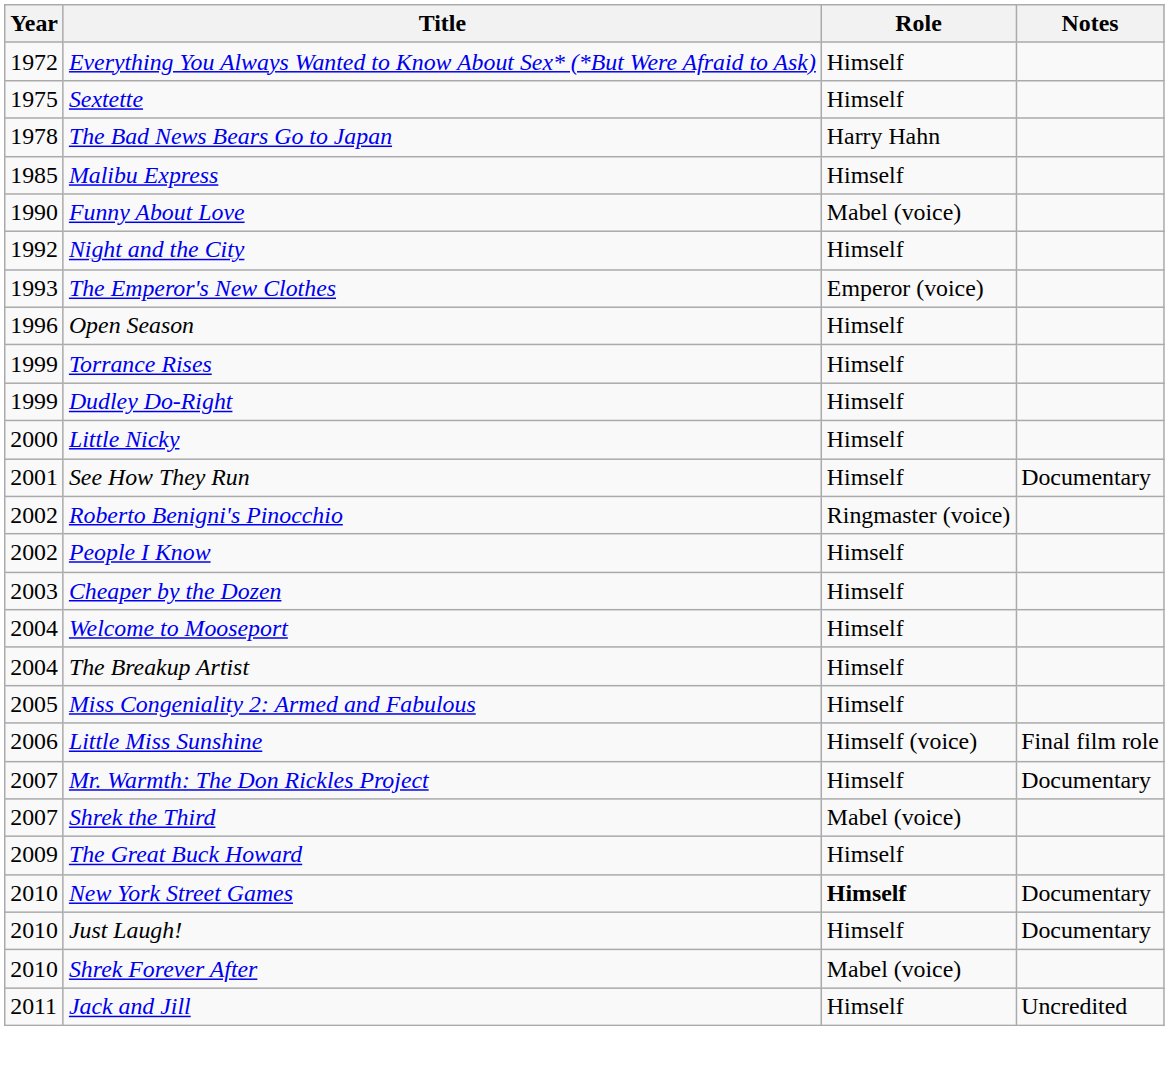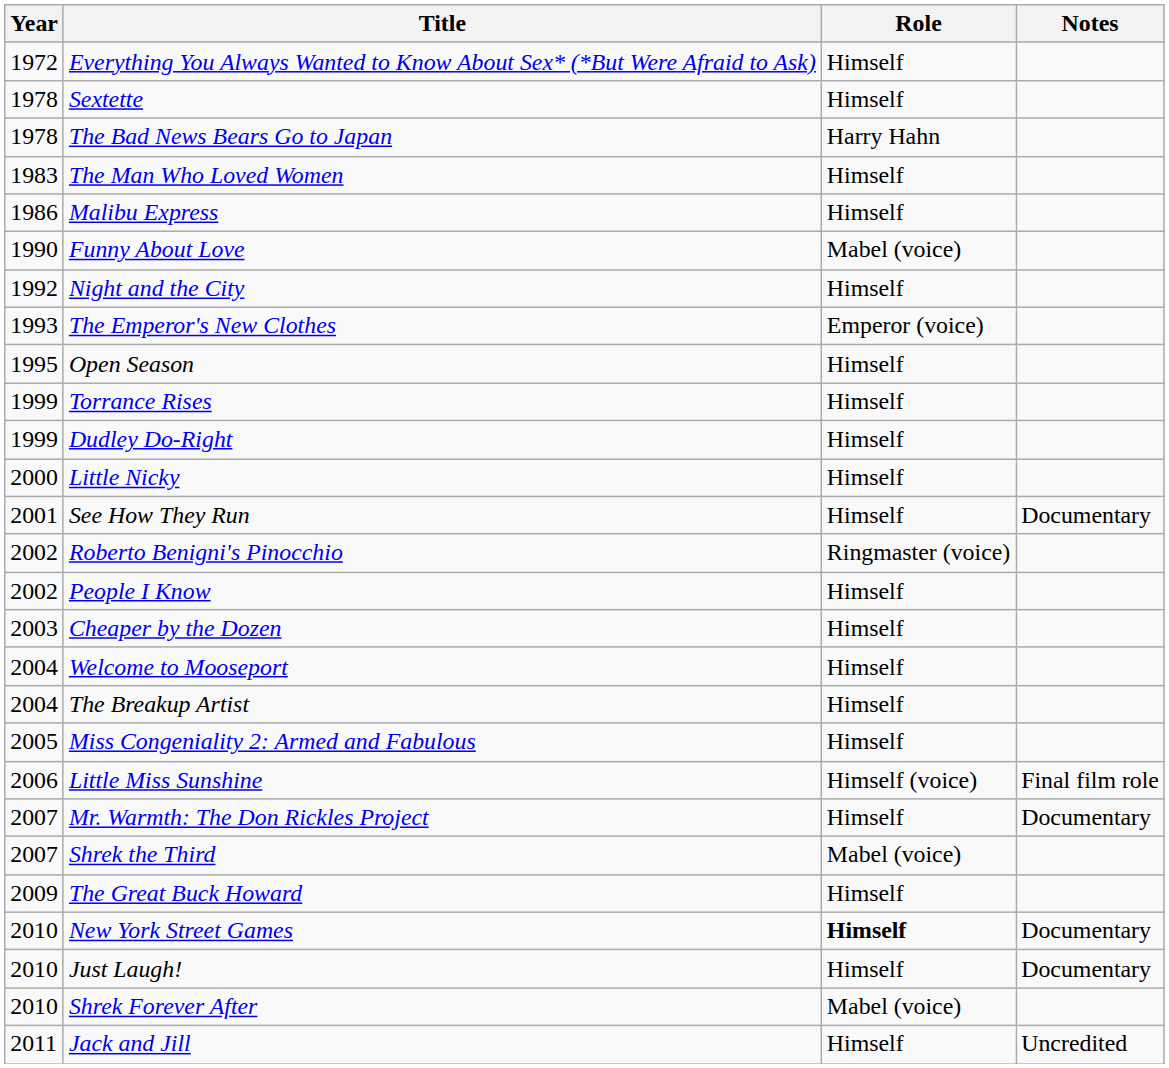(34, 99) 1975 -> (34, 99) 1978
+ row: (206, 174)
(34, 174) 1985 -> (34, 212) 1986
(34, 325) 1996 -> (34, 363) 1995
